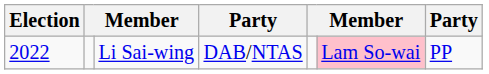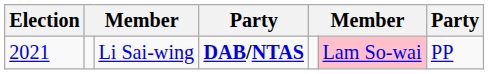(29, 52) 2022 -> (29, 52) 2021
(253, 52) normal -> (254, 52) bold
